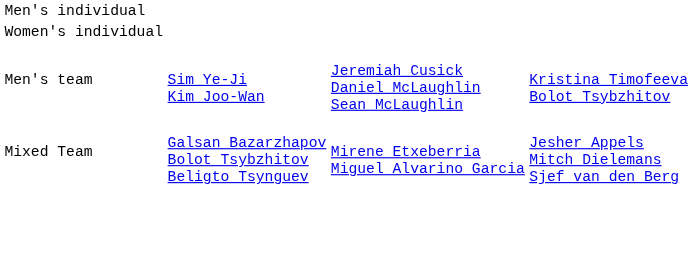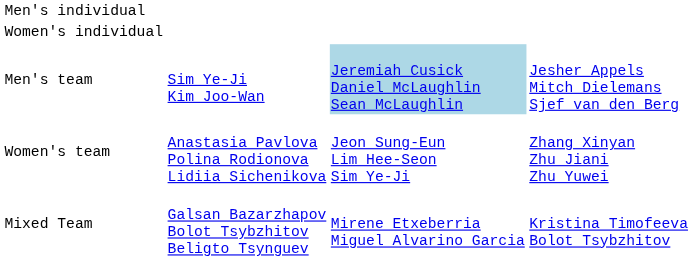(406, 88) no background -> (406, 88) lightblue background
(609, 88) Kristina Timofeeva Bolot Tsybzhitov -> (604, 88) Jesher Appels Mitch Dielemans Sjef van den Berg
+ row: (57, 152)
(604, 160) Jesher Appels Mitch Dielemans Sjef van den Berg -> (609, 232) Kristina Timofeeva Bolot Tsybzhitov
